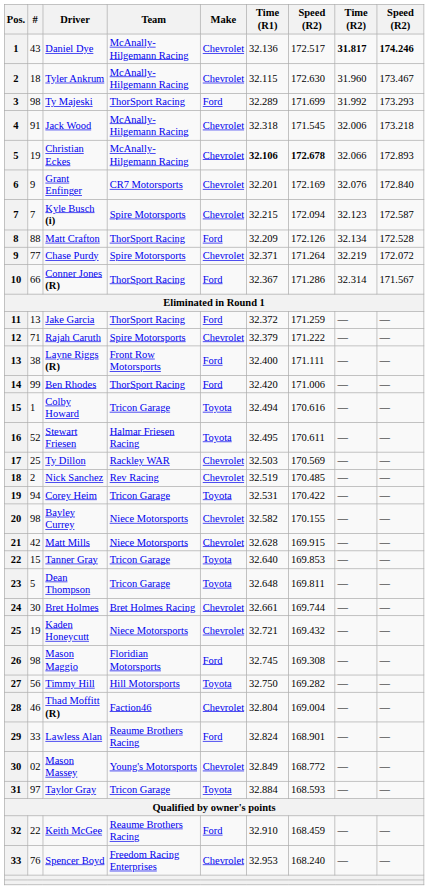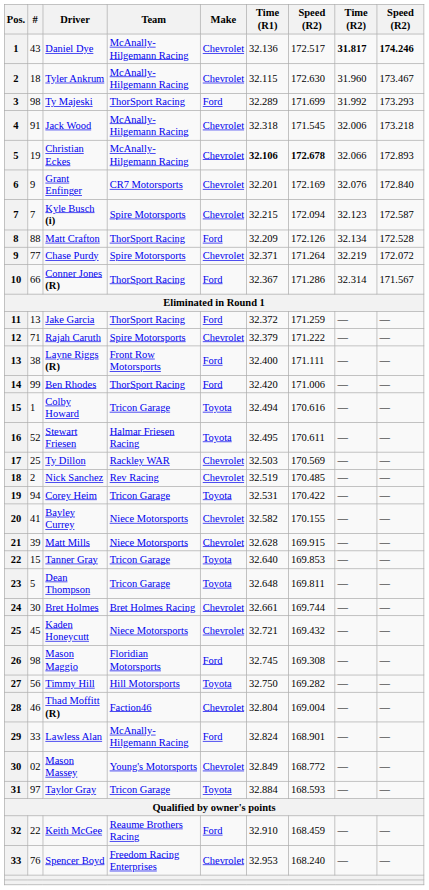(35, 519) 98 -> (35, 519) 41
(35, 542) 42 -> (35, 542) 39
(35, 630) 19 -> (35, 630) 45
(146, 737) Reaume Brothers Racing -> (149, 737) McAnally-Hilgemann Racing
